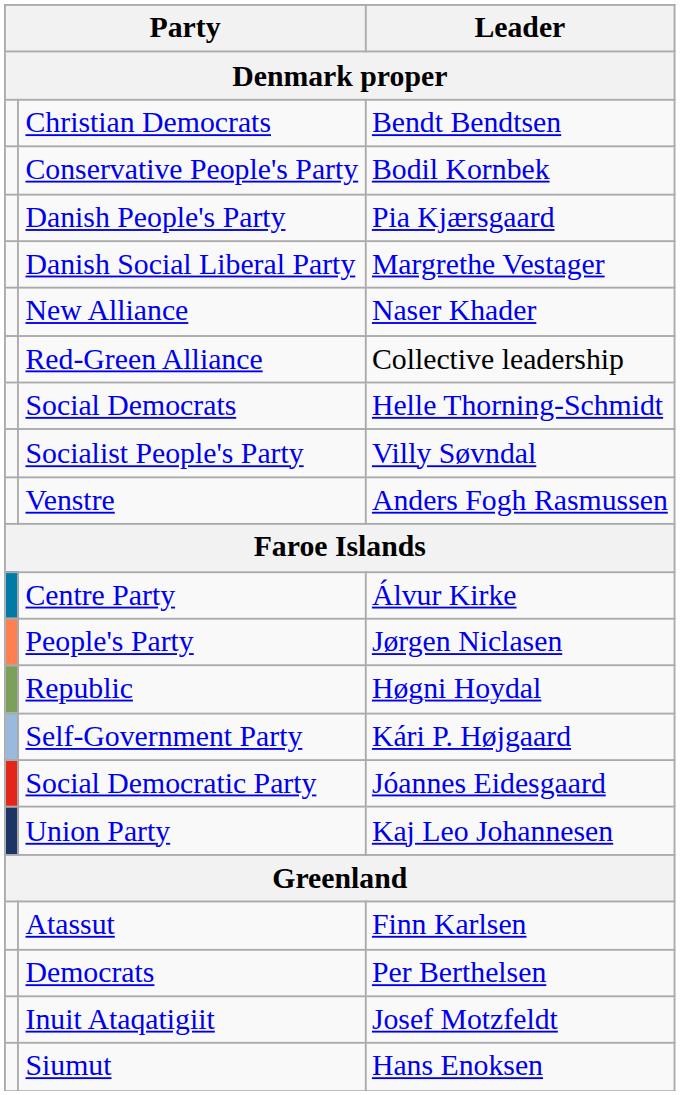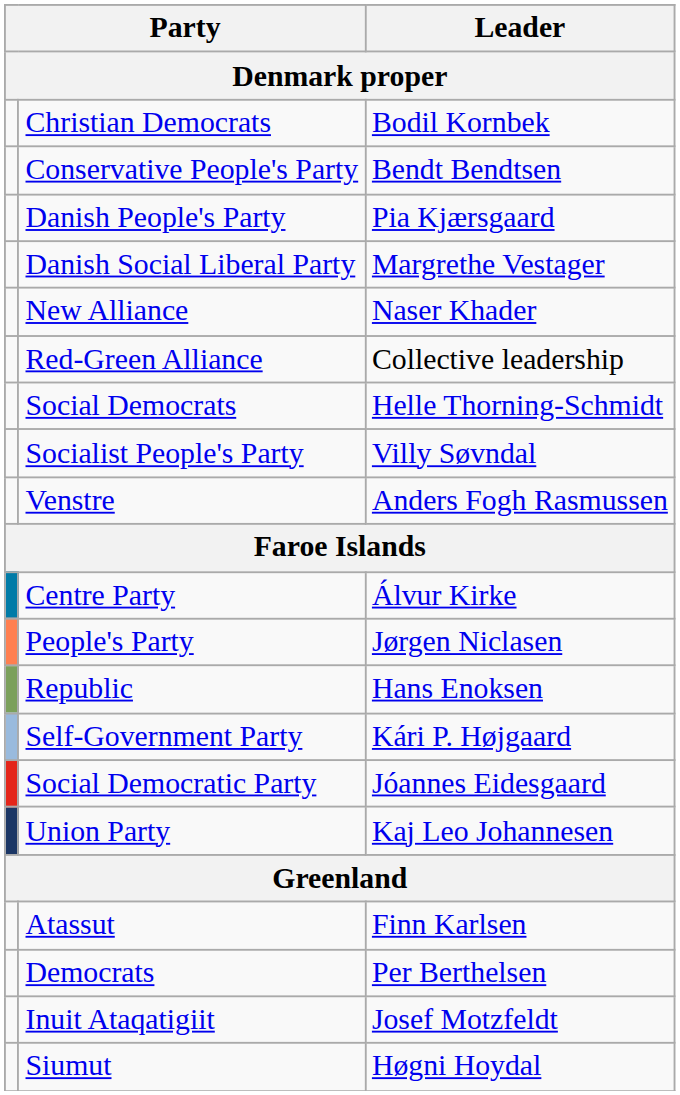(467, 122) Bendt Bendtsen -> (461, 122) Bodil Kornbek
(461, 169) Bodil Kornbek -> (467, 169) Bendt Bendtsen
(457, 688) Høgni Hoydal -> (457, 688) Hans Enoksen
(457, 1066) Hans Enoksen -> (457, 1066) Høgni Hoydal
